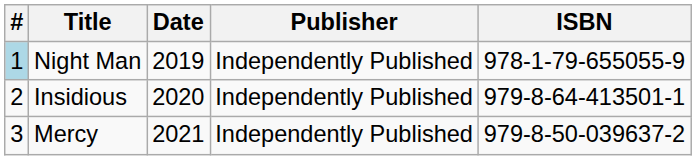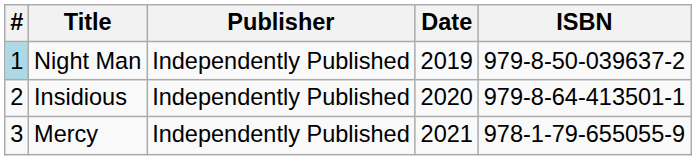columns swapped: (344, 23) <-> (178, 23)
(584, 60) 978-1-79-655055-9 -> (584, 60) 979-8-50-039637-2
(584, 135) 979-8-50-039637-2 -> (584, 135) 978-1-79-655055-9
